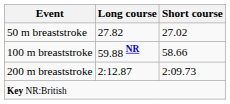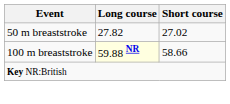(119, 52) no background -> (119, 52) lightyellow background
- row: (50, 71)
